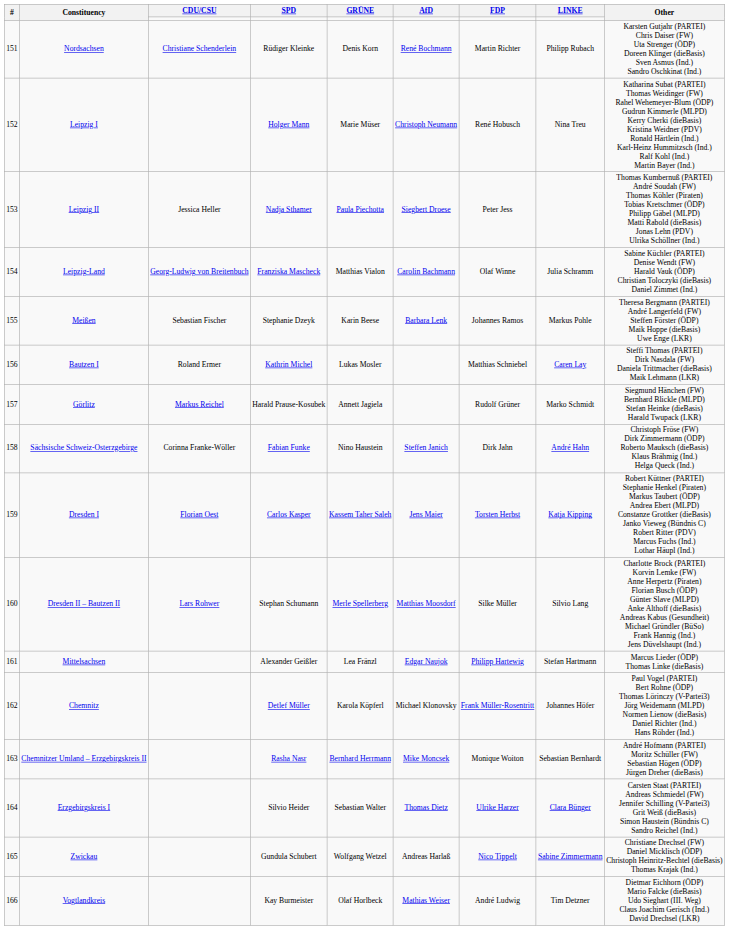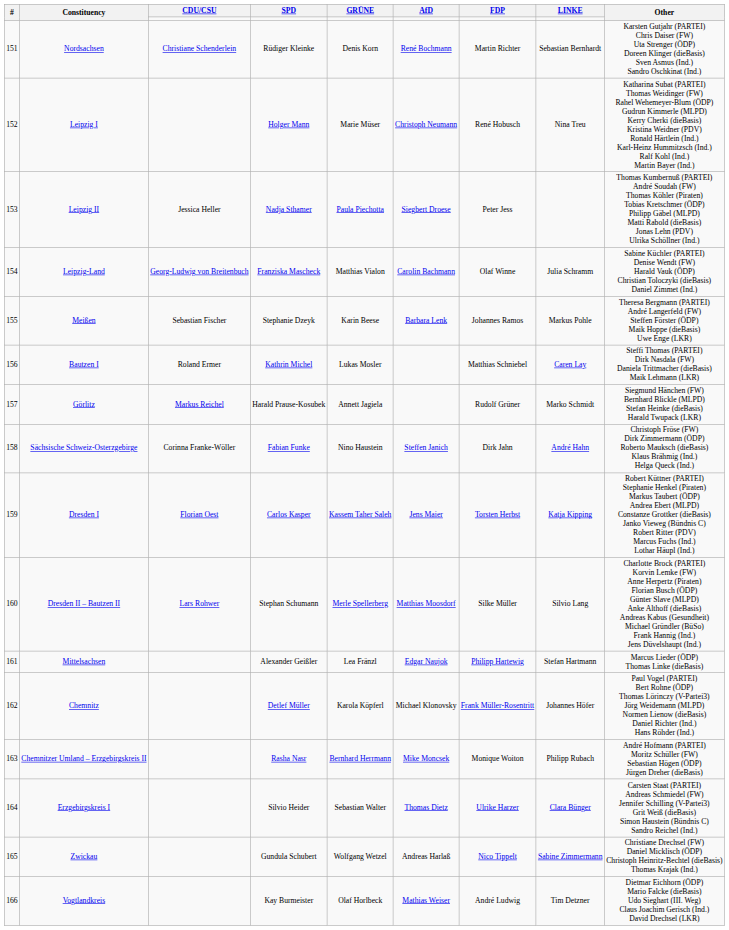(570, 49) Philipp Rubach -> (570, 49) Sebastian Bernhardt
(570, 759) Sebastian Bernhardt -> (570, 759) Philipp Rubach
